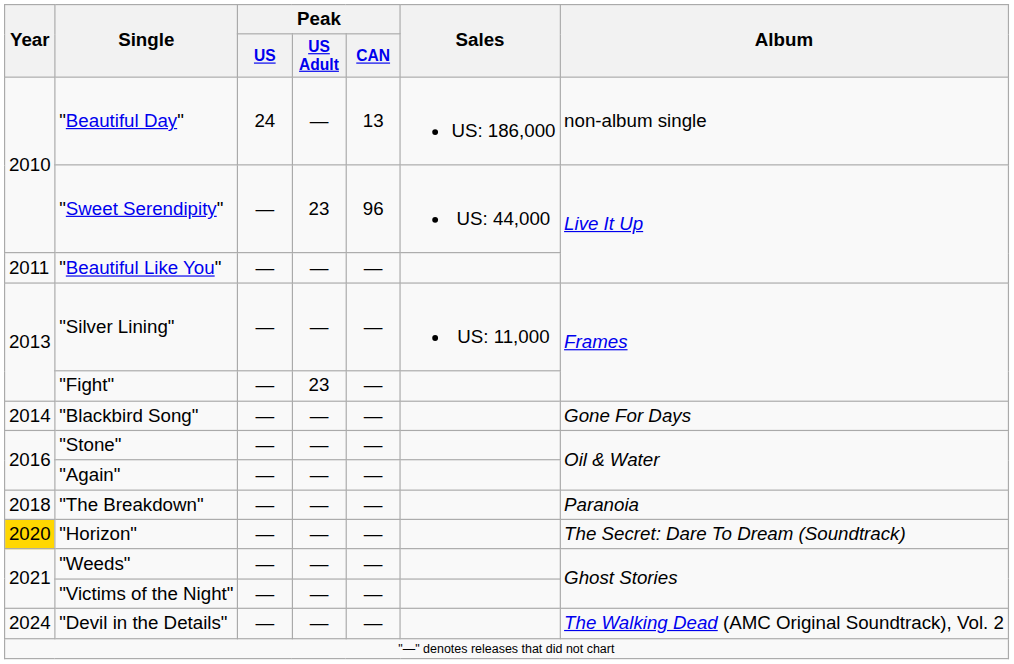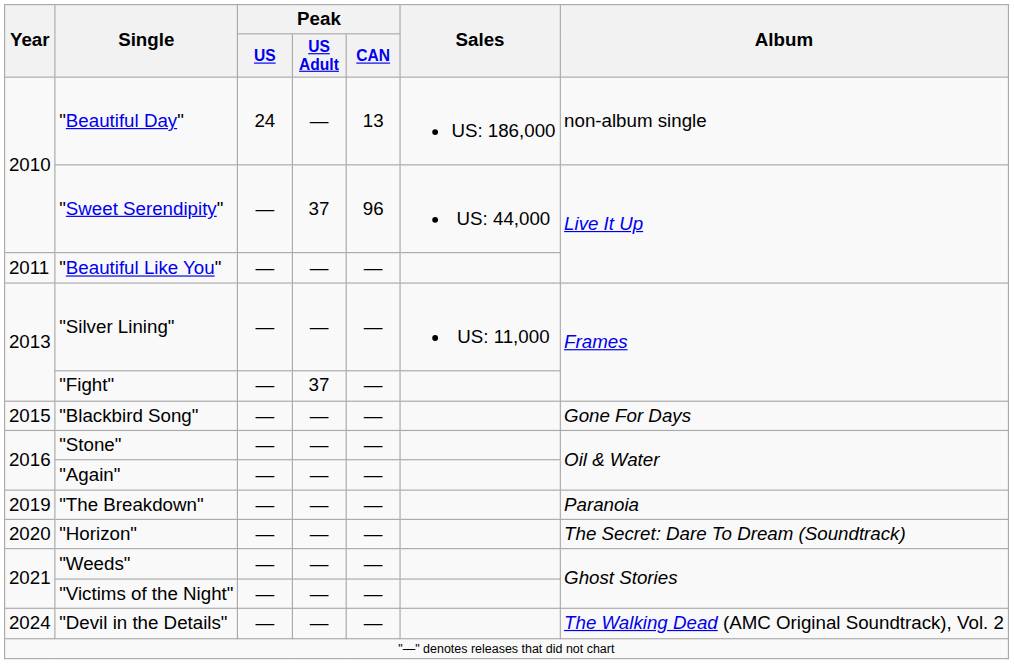(319, 208) 23 -> (319, 208) 37
(319, 385) 23 -> (319, 385) 37
(30, 415) 2014 -> (30, 415) 2015
(30, 504) 2018 -> (30, 504) 2019
(30, 534) gold background -> (30, 534) no background
